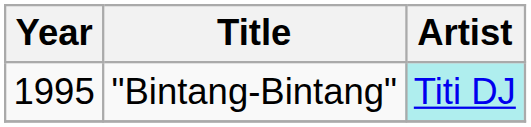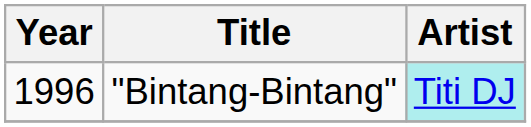(54, 91) 1995 -> (54, 91) 1996
